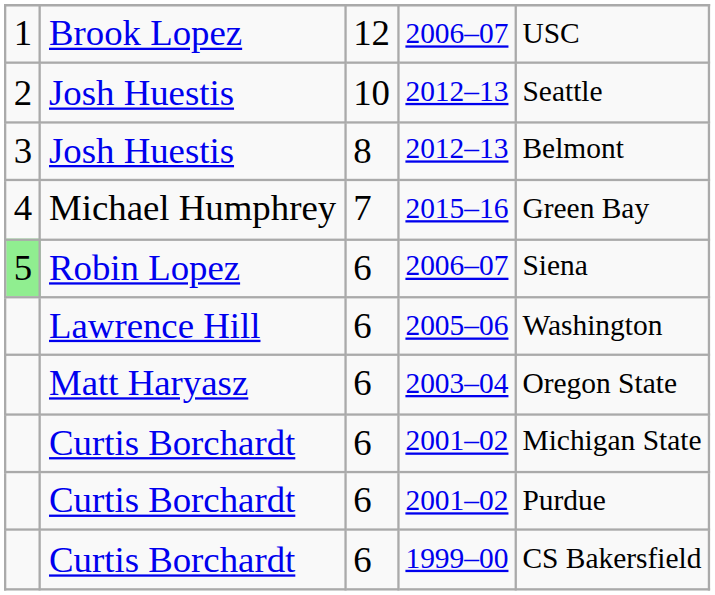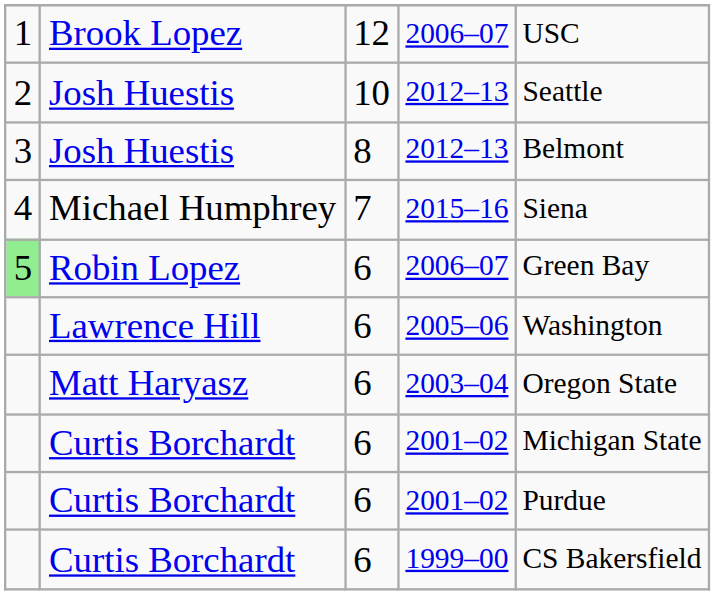(586, 208) Green Bay -> (555, 208) Siena
(555, 267) Siena -> (586, 267) Green Bay
